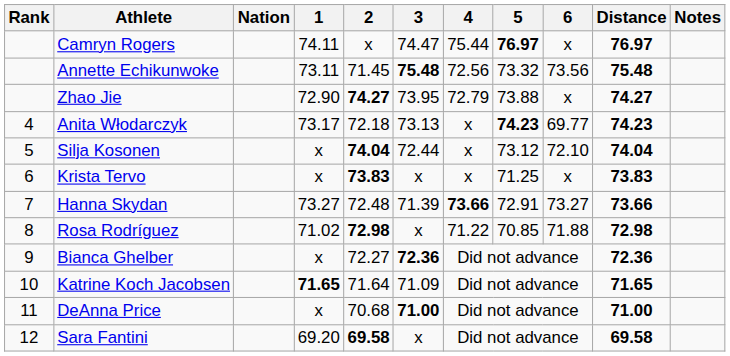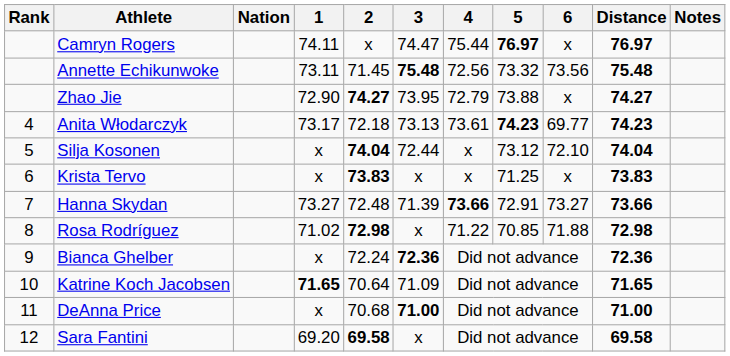(468, 124) x -> (468, 124) 73.61
(369, 257) 72.27 -> (369, 257) 72.24
(369, 284) 71.64 -> (369, 284) 70.64
